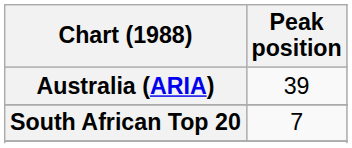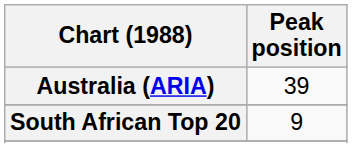(297, 122) 7 -> (297, 122) 9
